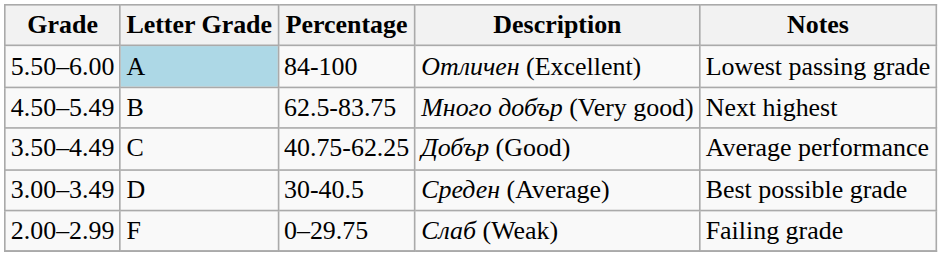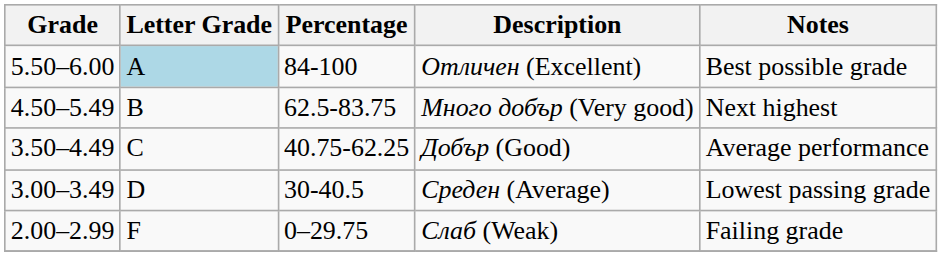(818, 66) Lowest passing grade -> (806, 66) Best possible grade
(806, 189) Best possible grade -> (818, 189) Lowest passing grade
